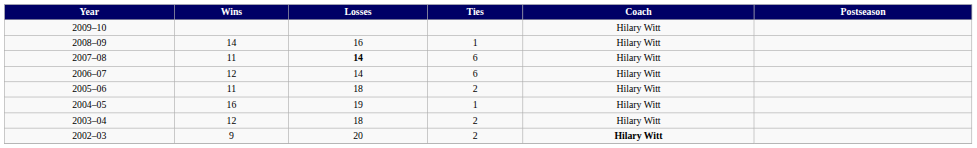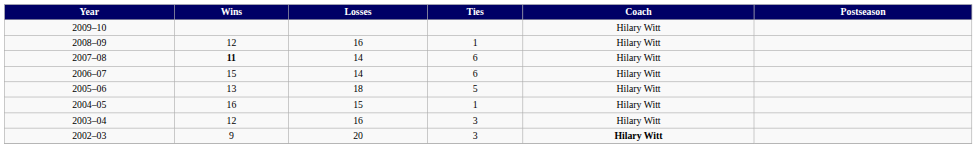(231, 43) 14 -> (231, 43) 12
(231, 58) normal -> (231, 58) bold
(358, 58) bold -> (358, 58) normal
(231, 74) 12 -> (231, 74) 15
(231, 89) 11 -> (231, 89) 13
(475, 89) 2 -> (475, 89) 5
(358, 105) 19 -> (358, 105) 15
(358, 120) 18 -> (358, 120) 16
(475, 120) 2 -> (475, 120) 3
(475, 136) 2 -> (475, 136) 3
